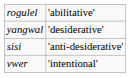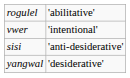rows swapped: (25, 30) <-> (17, 64)
